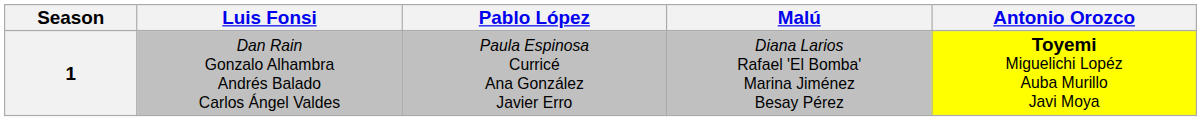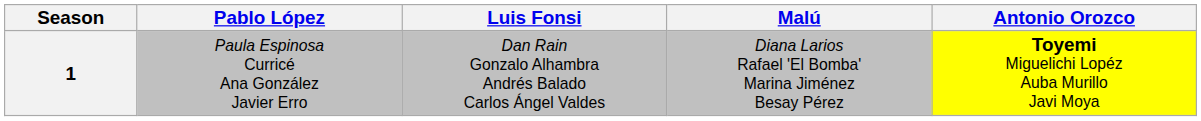columns swapped: (269, 18) <-> (534, 18)
